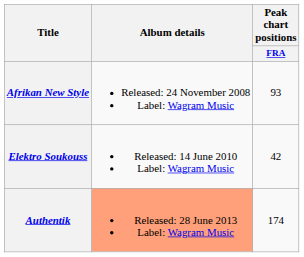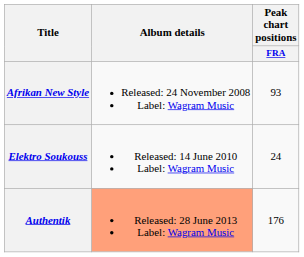(276, 156) 42 -> (276, 156) 24
(276, 220) 174 -> (276, 220) 176
